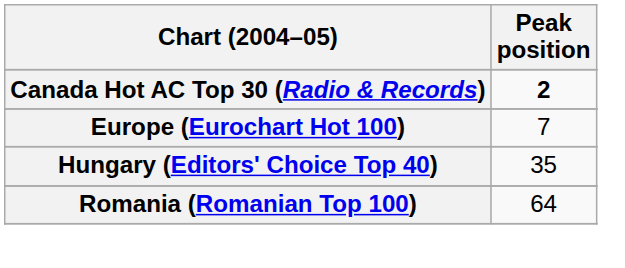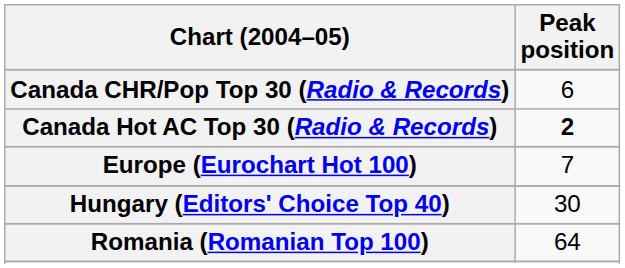+ row: (260, 89)
(544, 165) 35 -> (567, 204) 30
